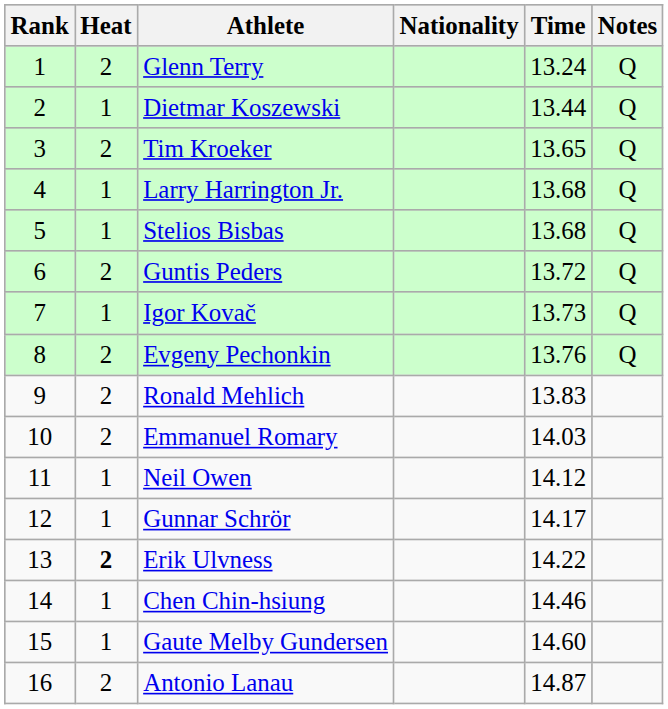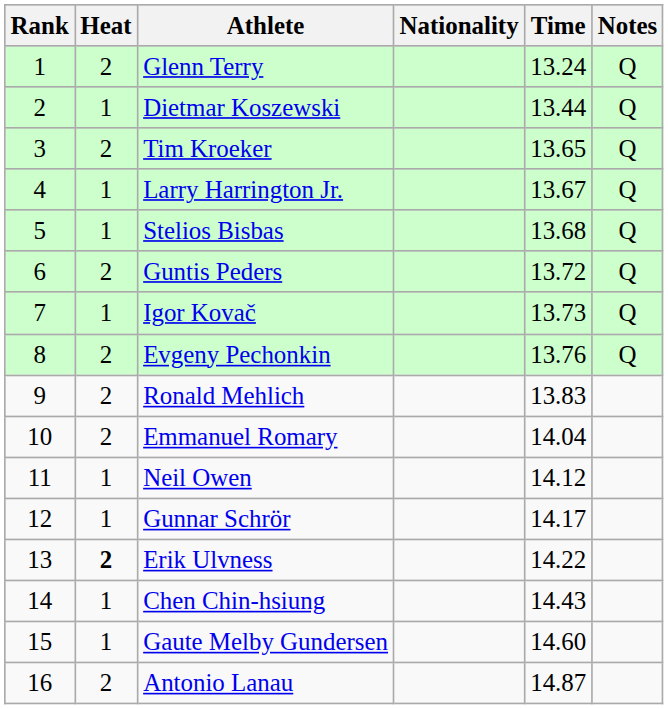(558, 189) 13.68 -> (558, 189) 13.67
(558, 436) 14.03 -> (558, 436) 14.04
(558, 600) 14.46 -> (558, 600) 14.43
